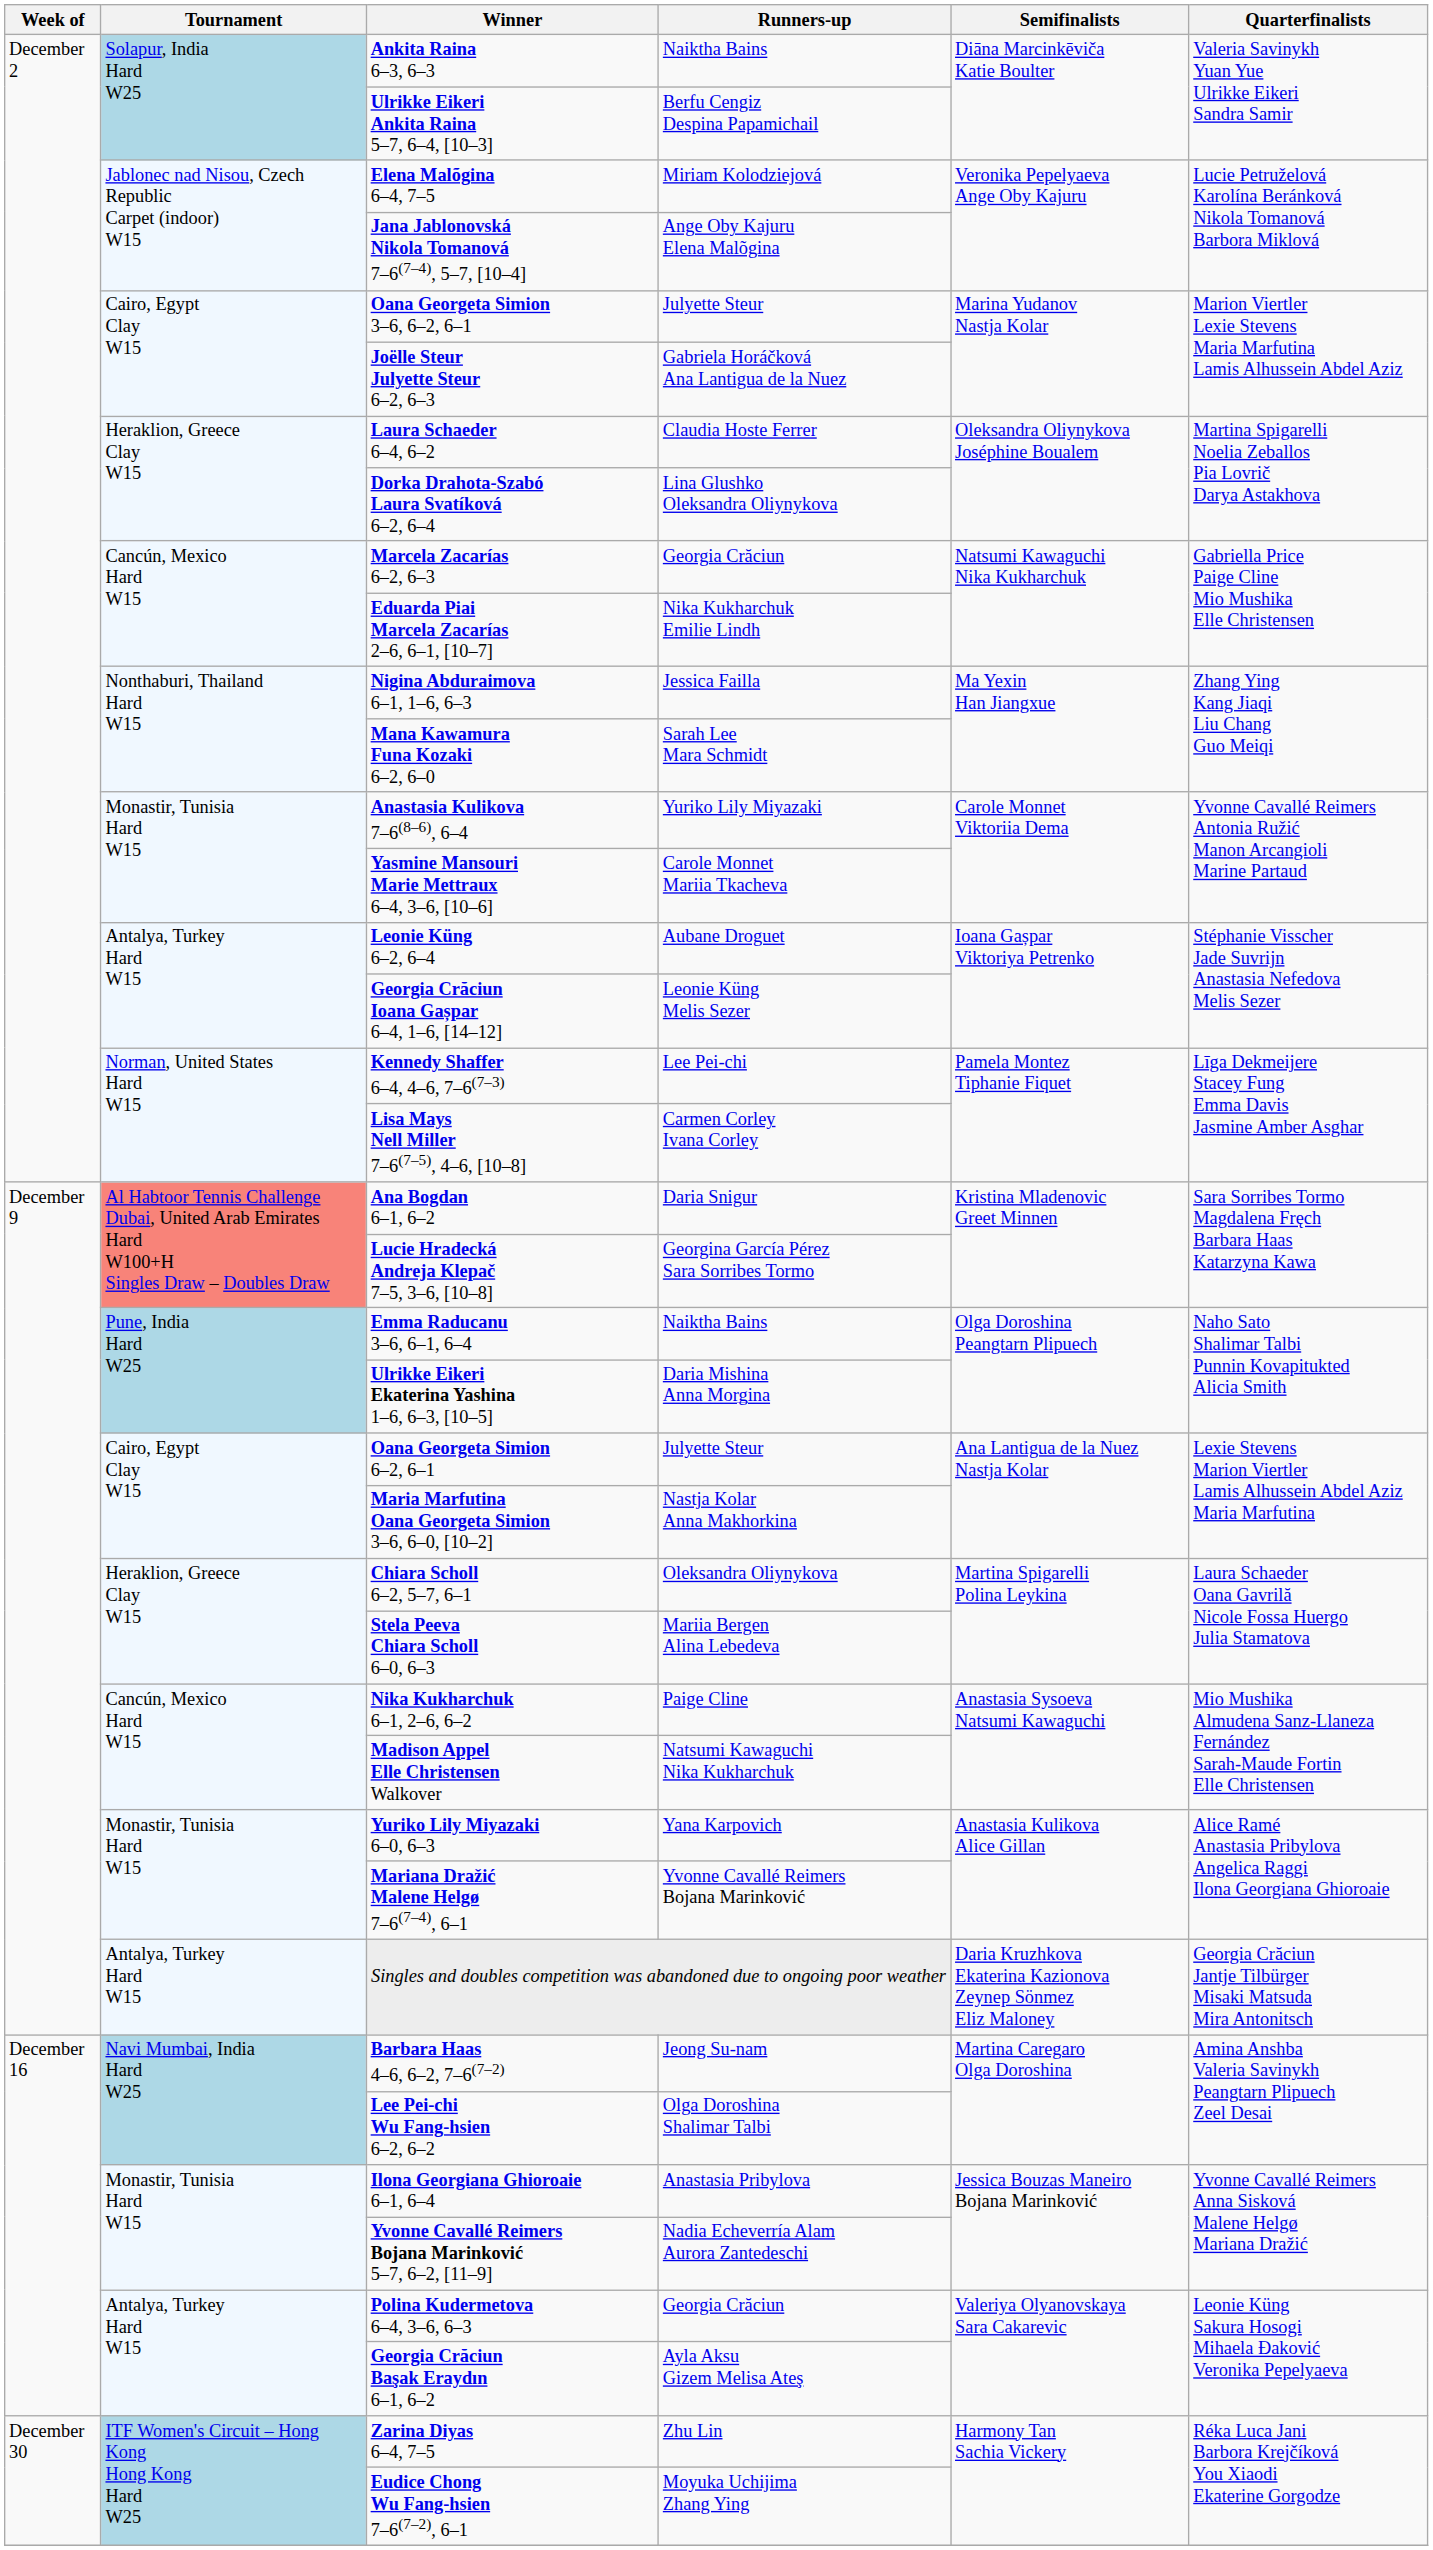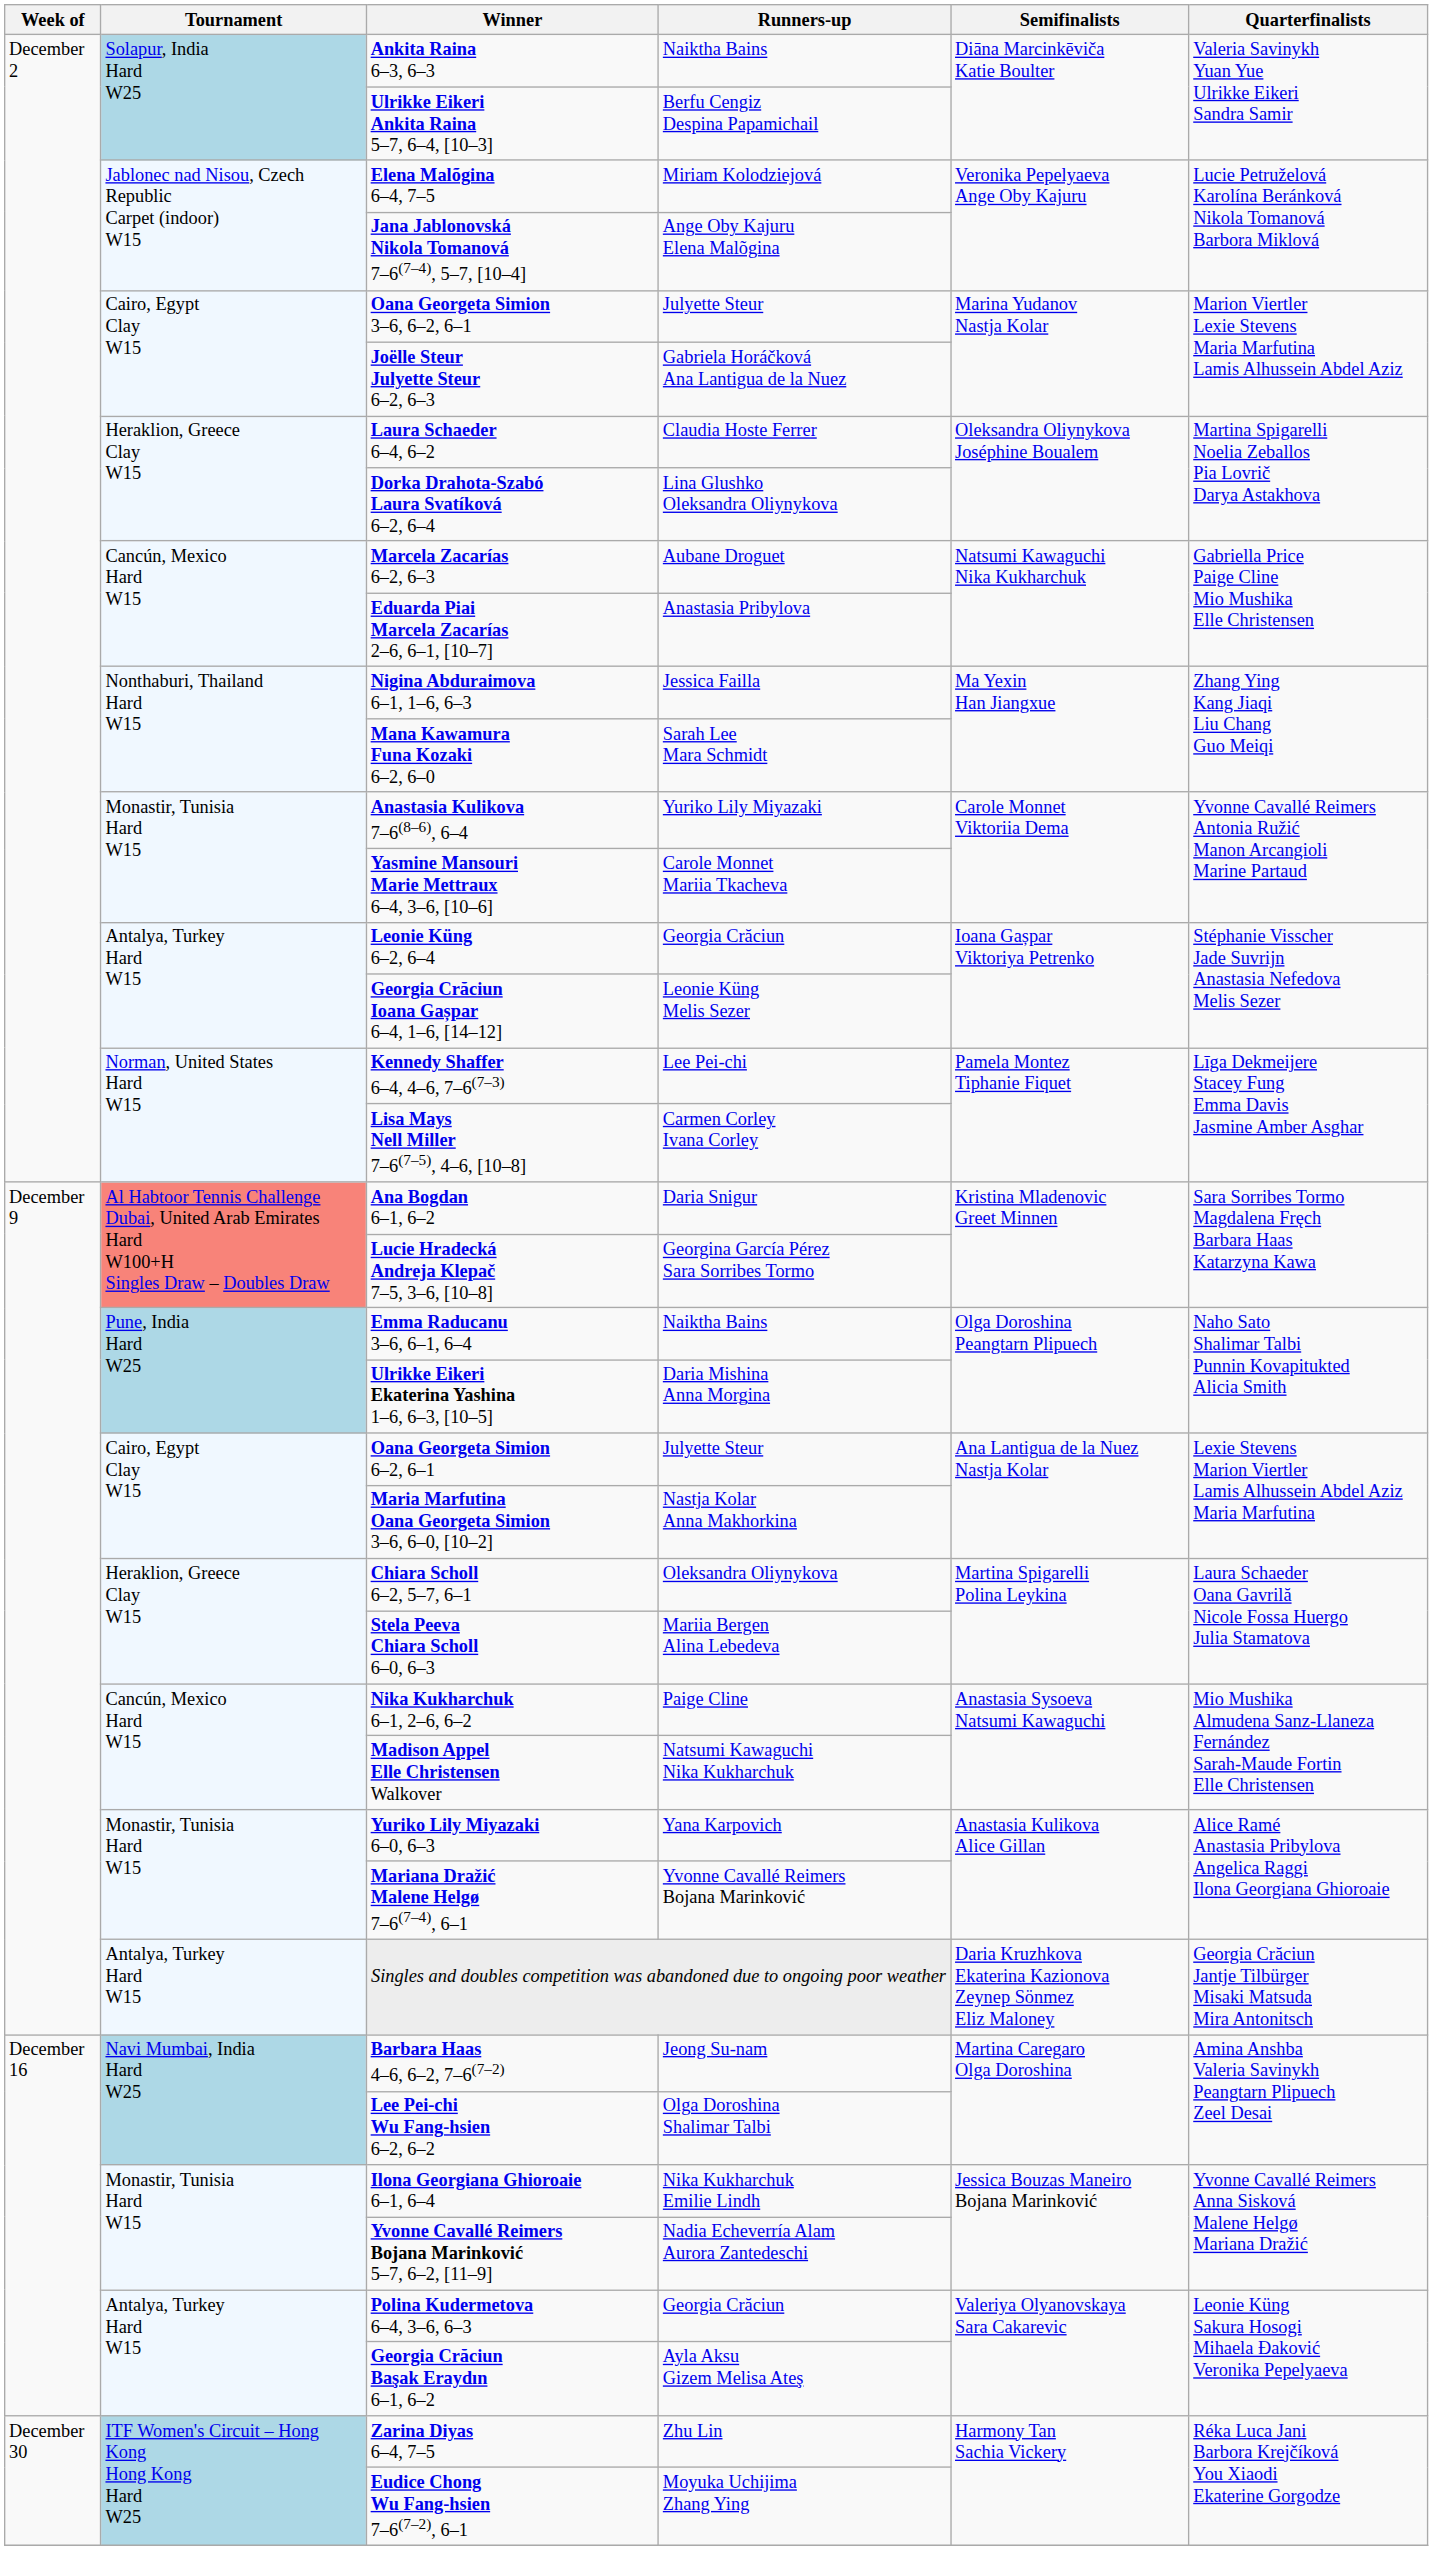(724, 555) Georgia Crăciun -> (724, 555) Aubane Droguet
(728, 618) Nika Kukharchuk Emilie Lindh -> (736, 607) Anastasia Pribylova
(724, 936) Aubane Droguet -> (724, 936) Georgia Crăciun
(736, 2179) Anastasia Pribylova -> (728, 2190) Nika Kukharchuk Emilie Lindh
